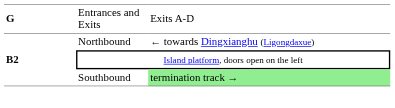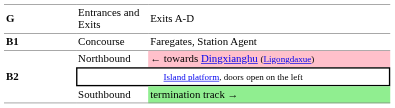+ row: (101, 42)
(232, 42) no background -> (232, 59) pink background
